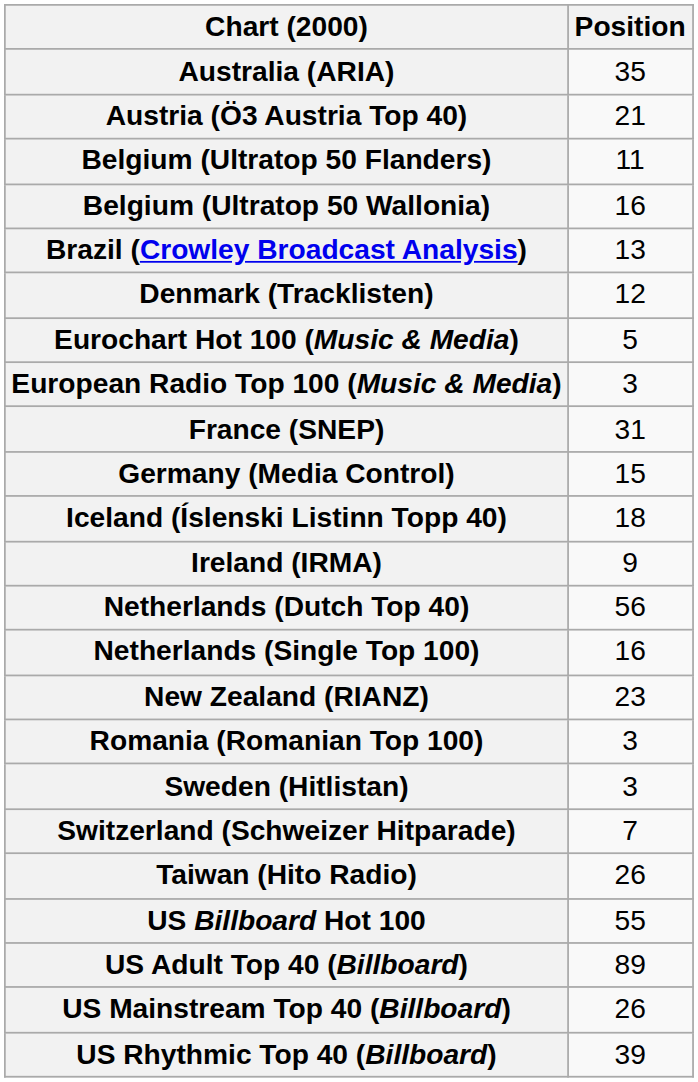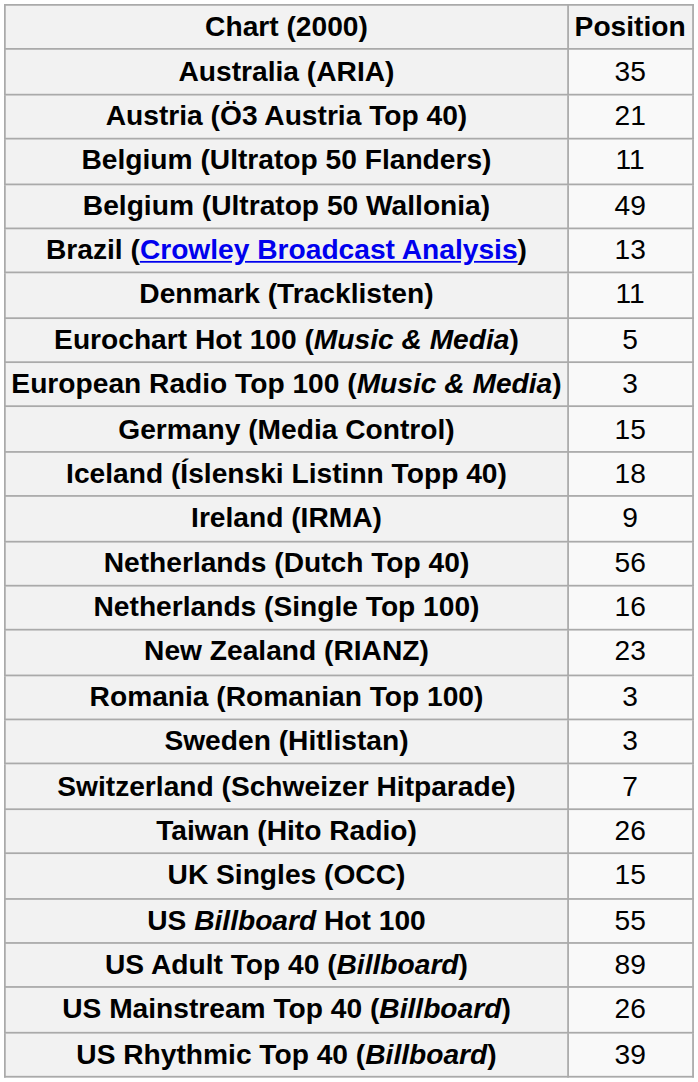(630, 205) 16 -> (630, 205) 49
(630, 294) 12 -> (630, 294) 11
- row: (286, 428)
+ row: (286, 875)
